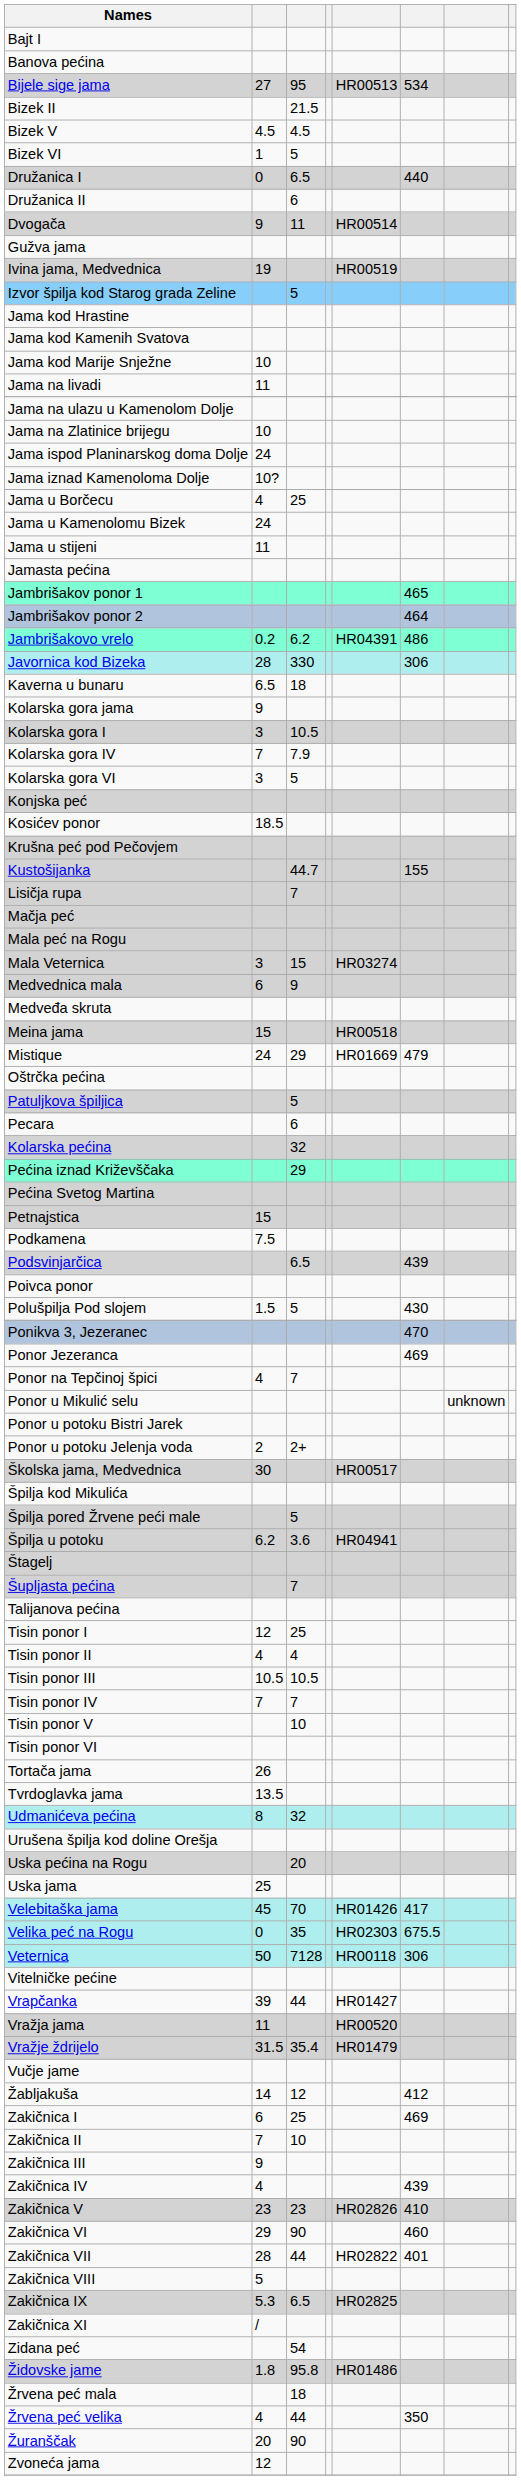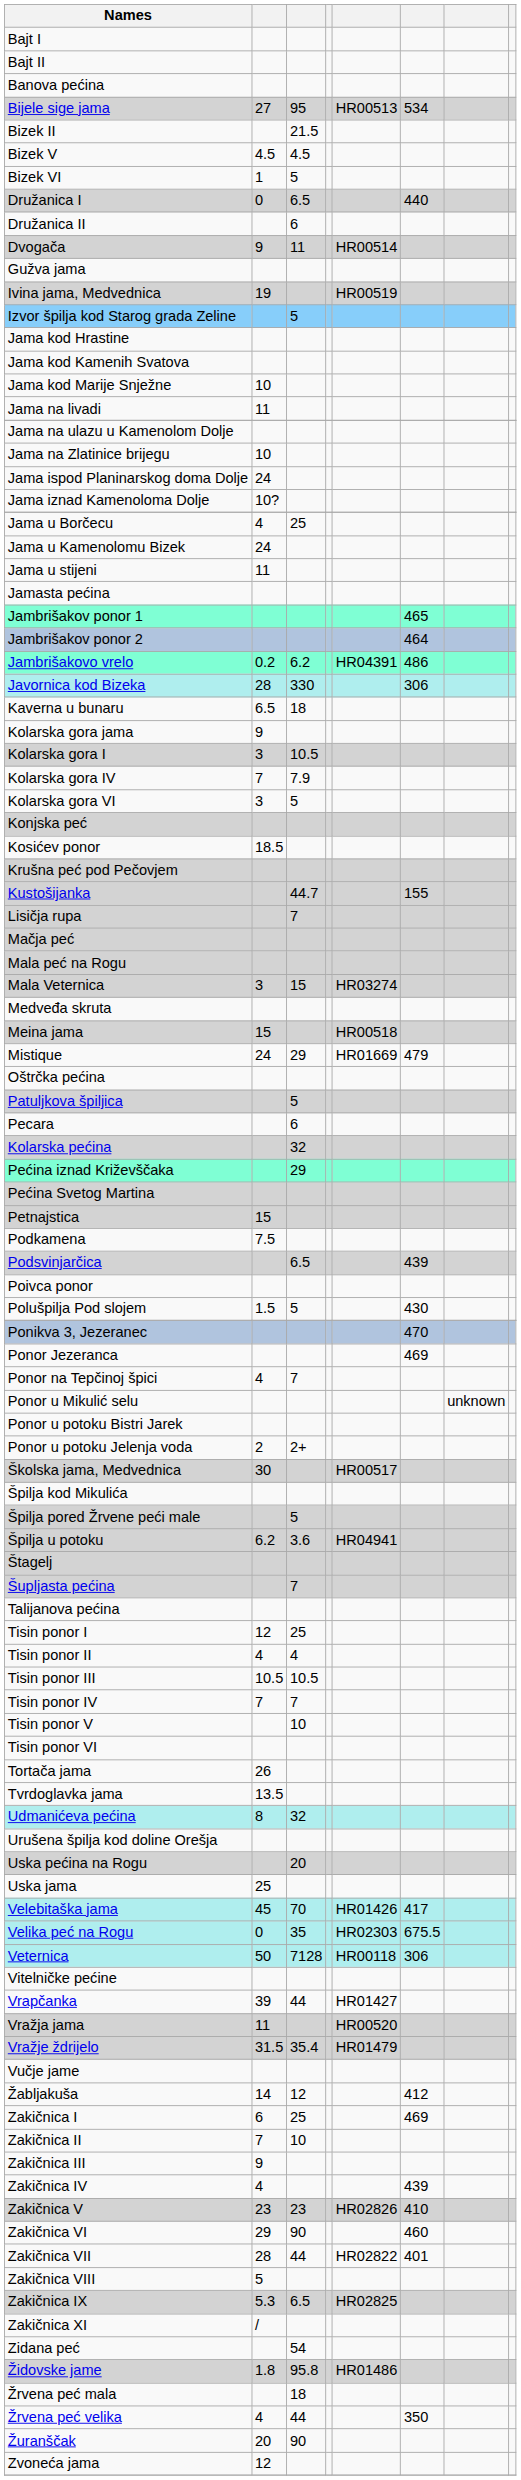+ row: (26, 62)
- row: (65, 985)
